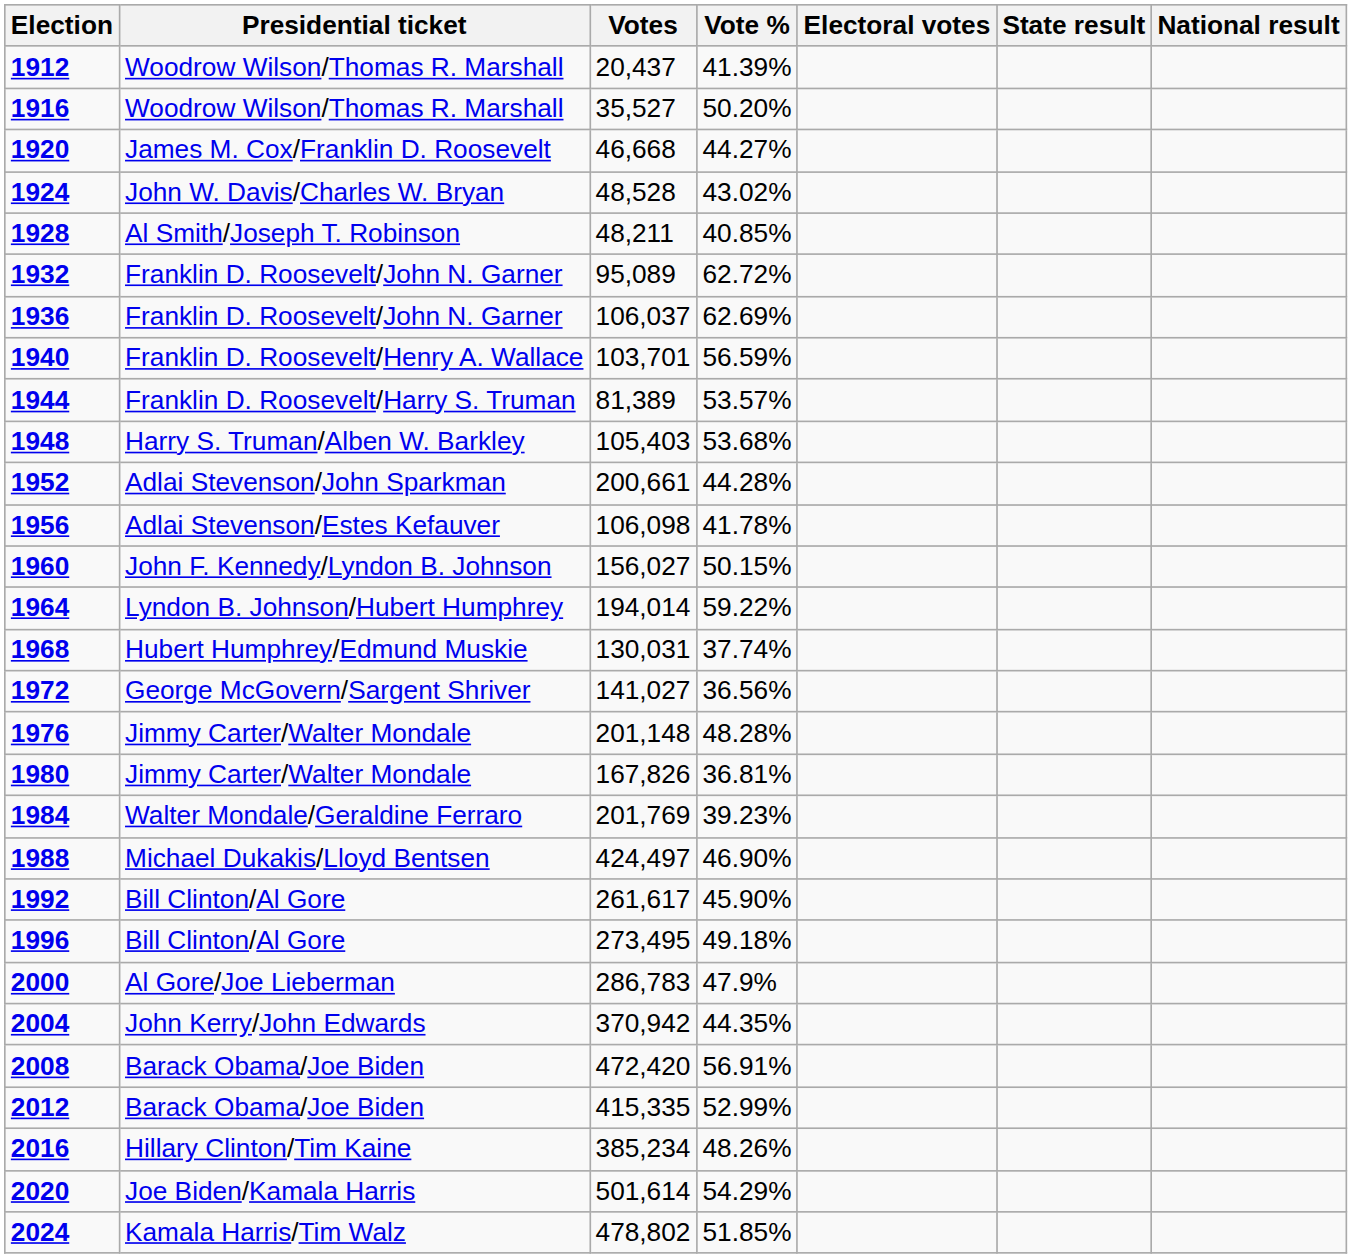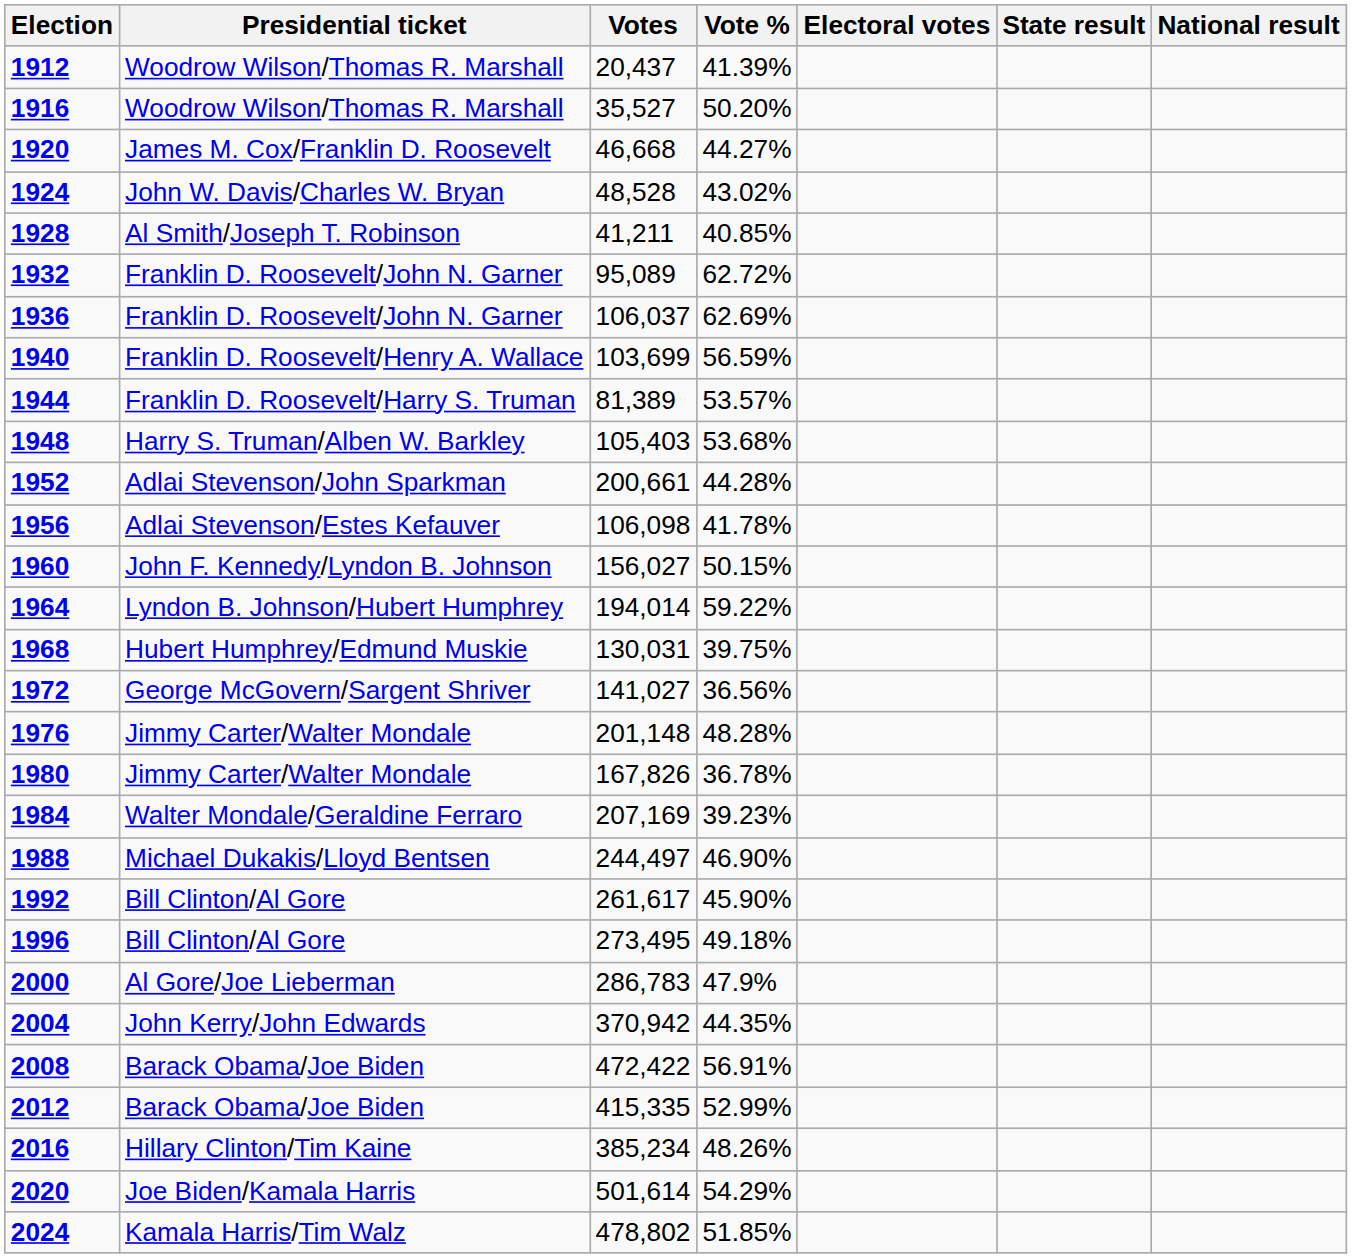(635, 233) 48,211 -> (635, 233) 41,211
(643, 358) 103,701 -> (643, 358) 103,699
(747, 649) 37.74% -> (747, 649) 39.75%
(747, 774) 36.81% -> (747, 774) 36.78%
(643, 815) 201,769 -> (643, 815) 207,169
(643, 857) 424,497 -> (643, 857) 244,497
(643, 1065) 472,420 -> (643, 1065) 472,422
